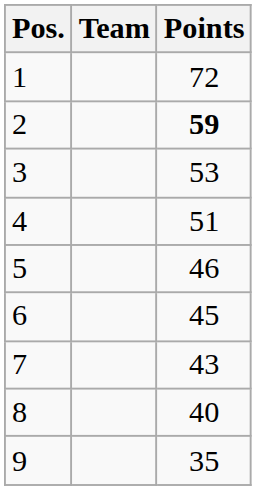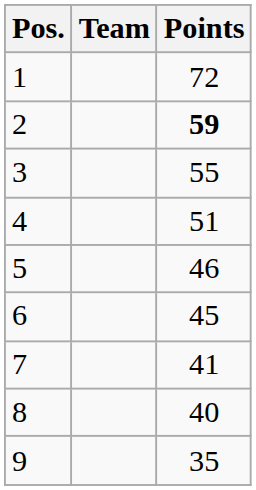(204, 172) 53 -> (204, 172) 55
(204, 364) 43 -> (204, 364) 41
